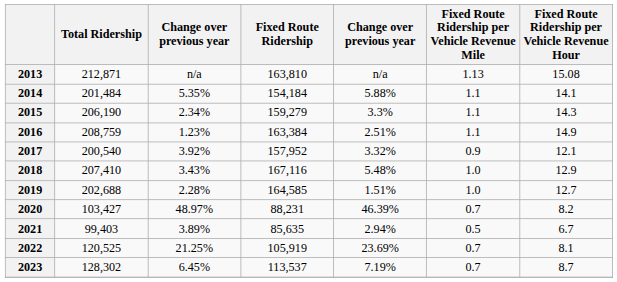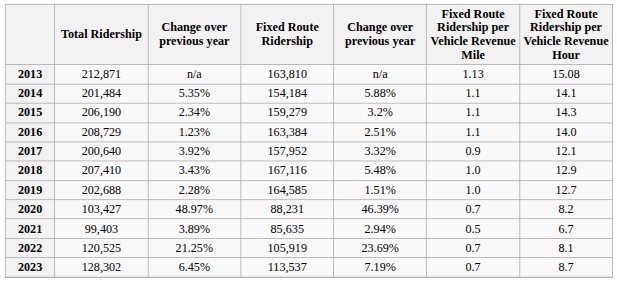(380, 113) 3.3% -> (380, 113) 3.2%
(101, 132) 208,759 -> (101, 132) 208,729
(566, 132) 14.9 -> (566, 132) 14.0
(101, 151) 200,540 -> (101, 151) 200,640
